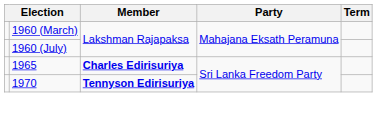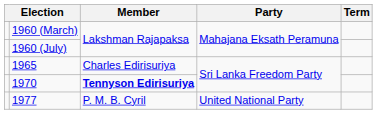(133, 65) bold -> (129, 65) normal
+ row: (24, 100)
